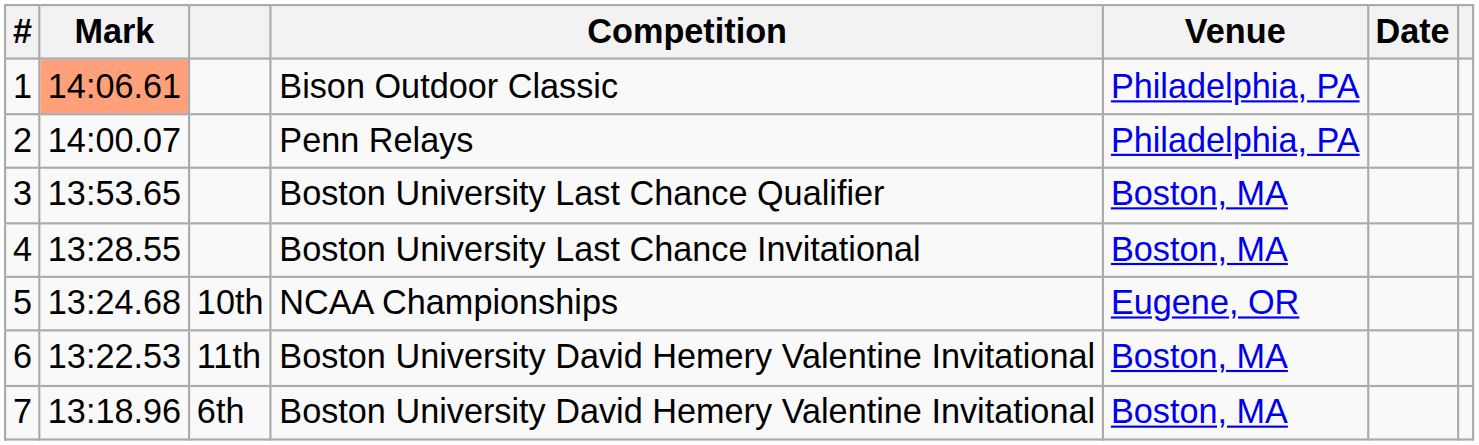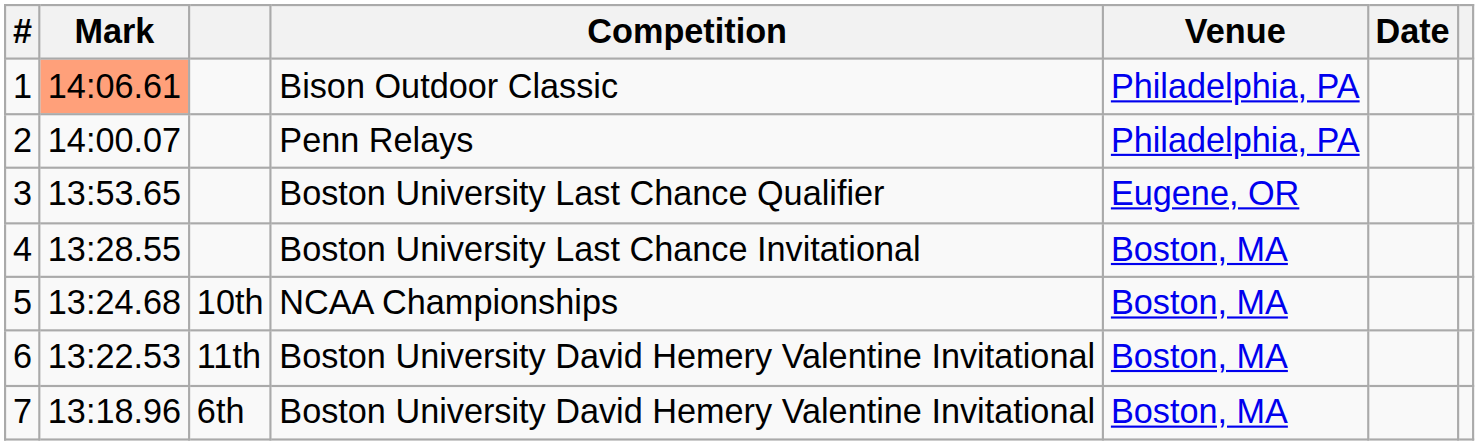(1199, 194) Boston, MA -> (1205, 194) Eugene, OR
(1205, 303) Eugene, OR -> (1199, 303) Boston, MA
